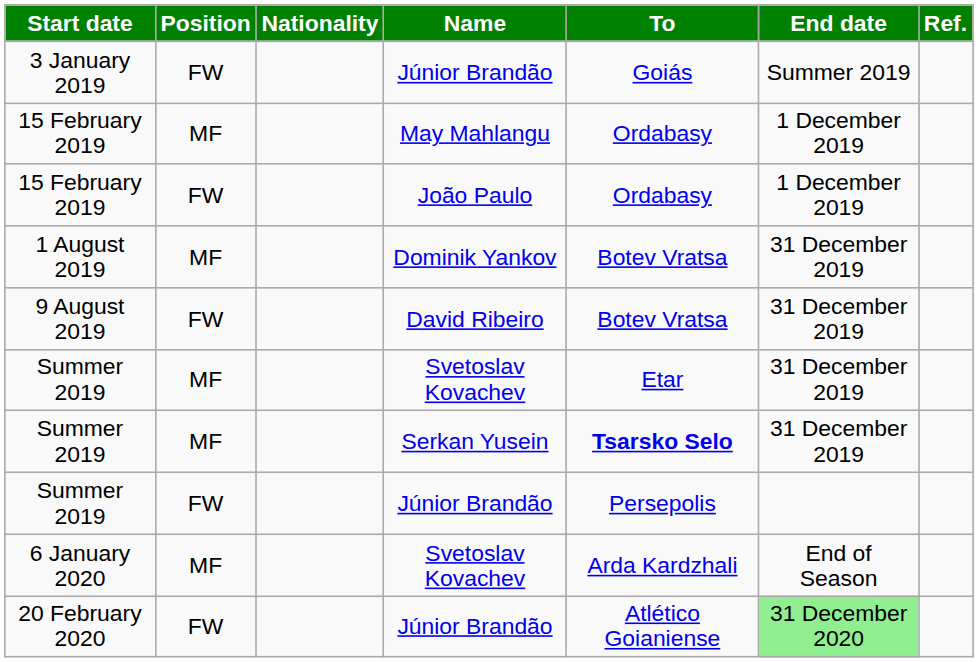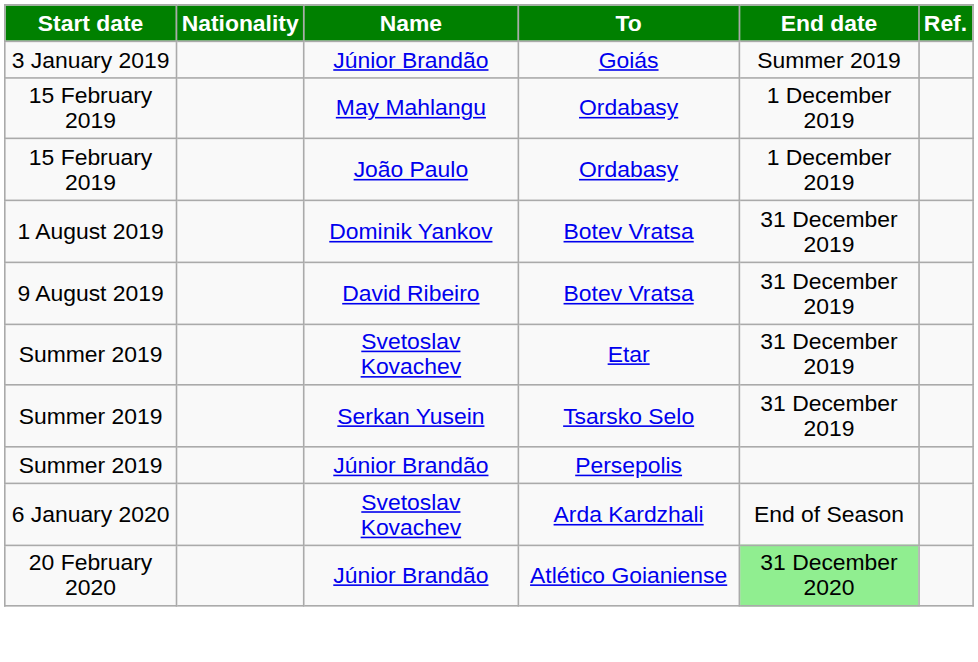- column: (206, 23)
(662, 442) bold -> (629, 416) normal
